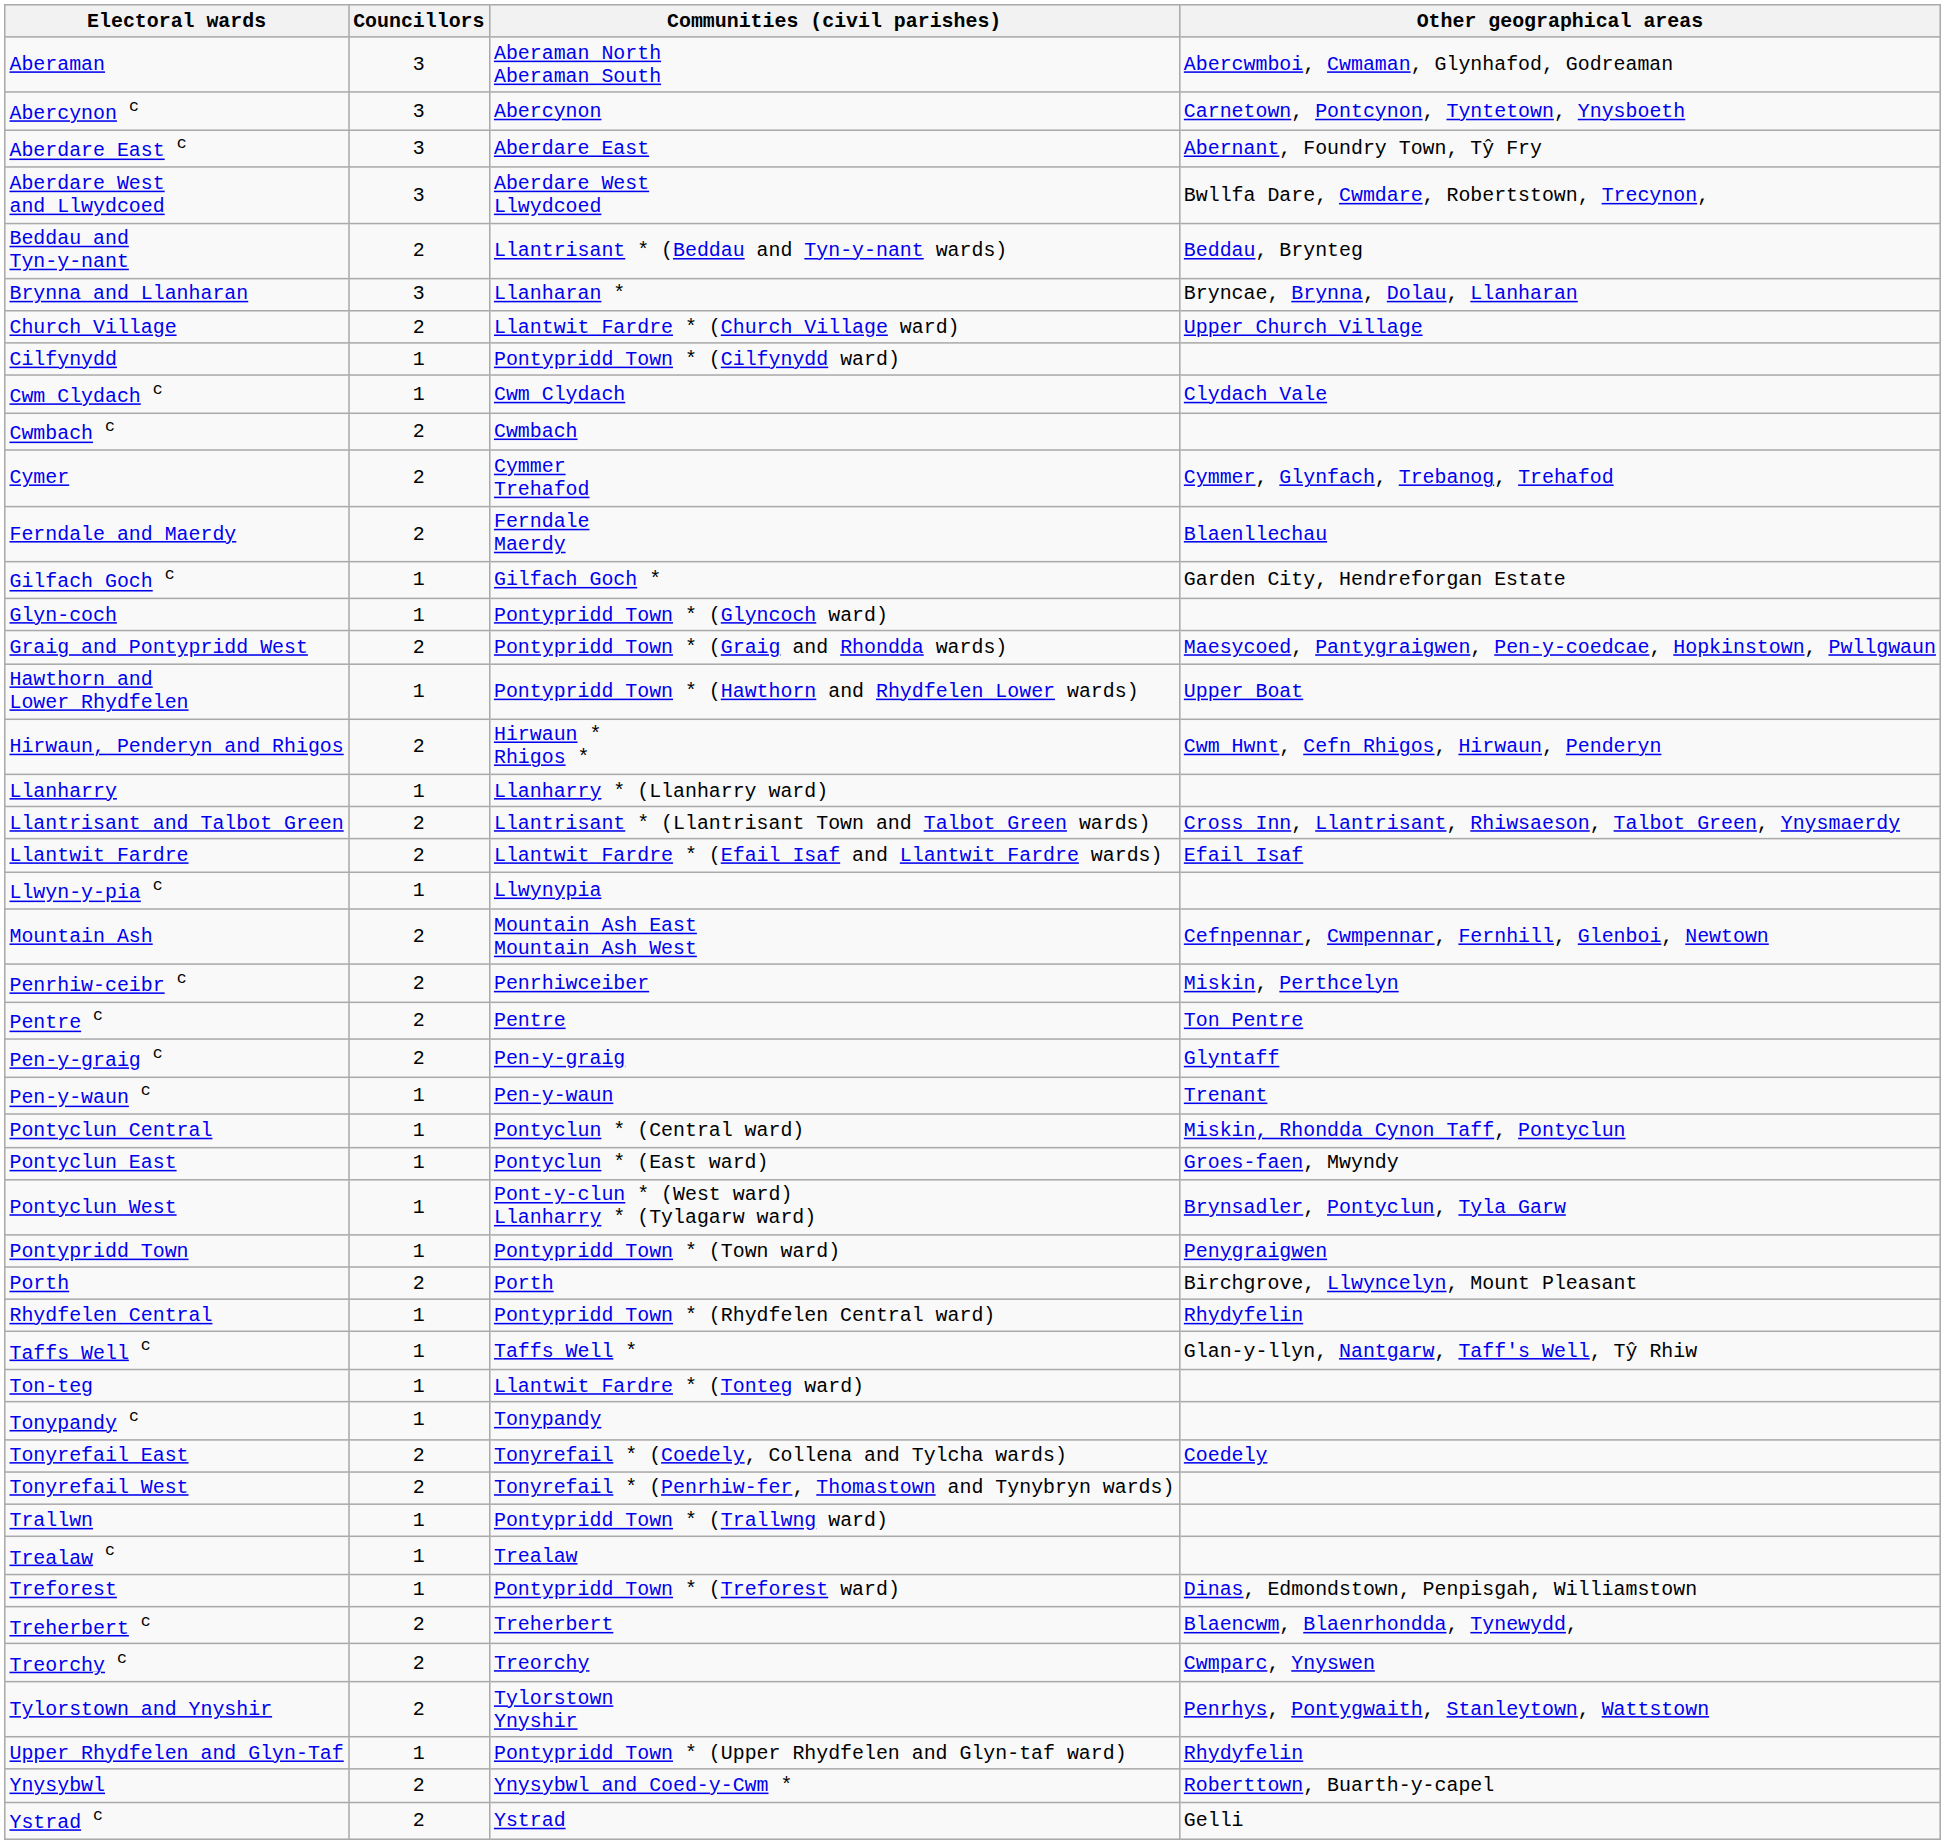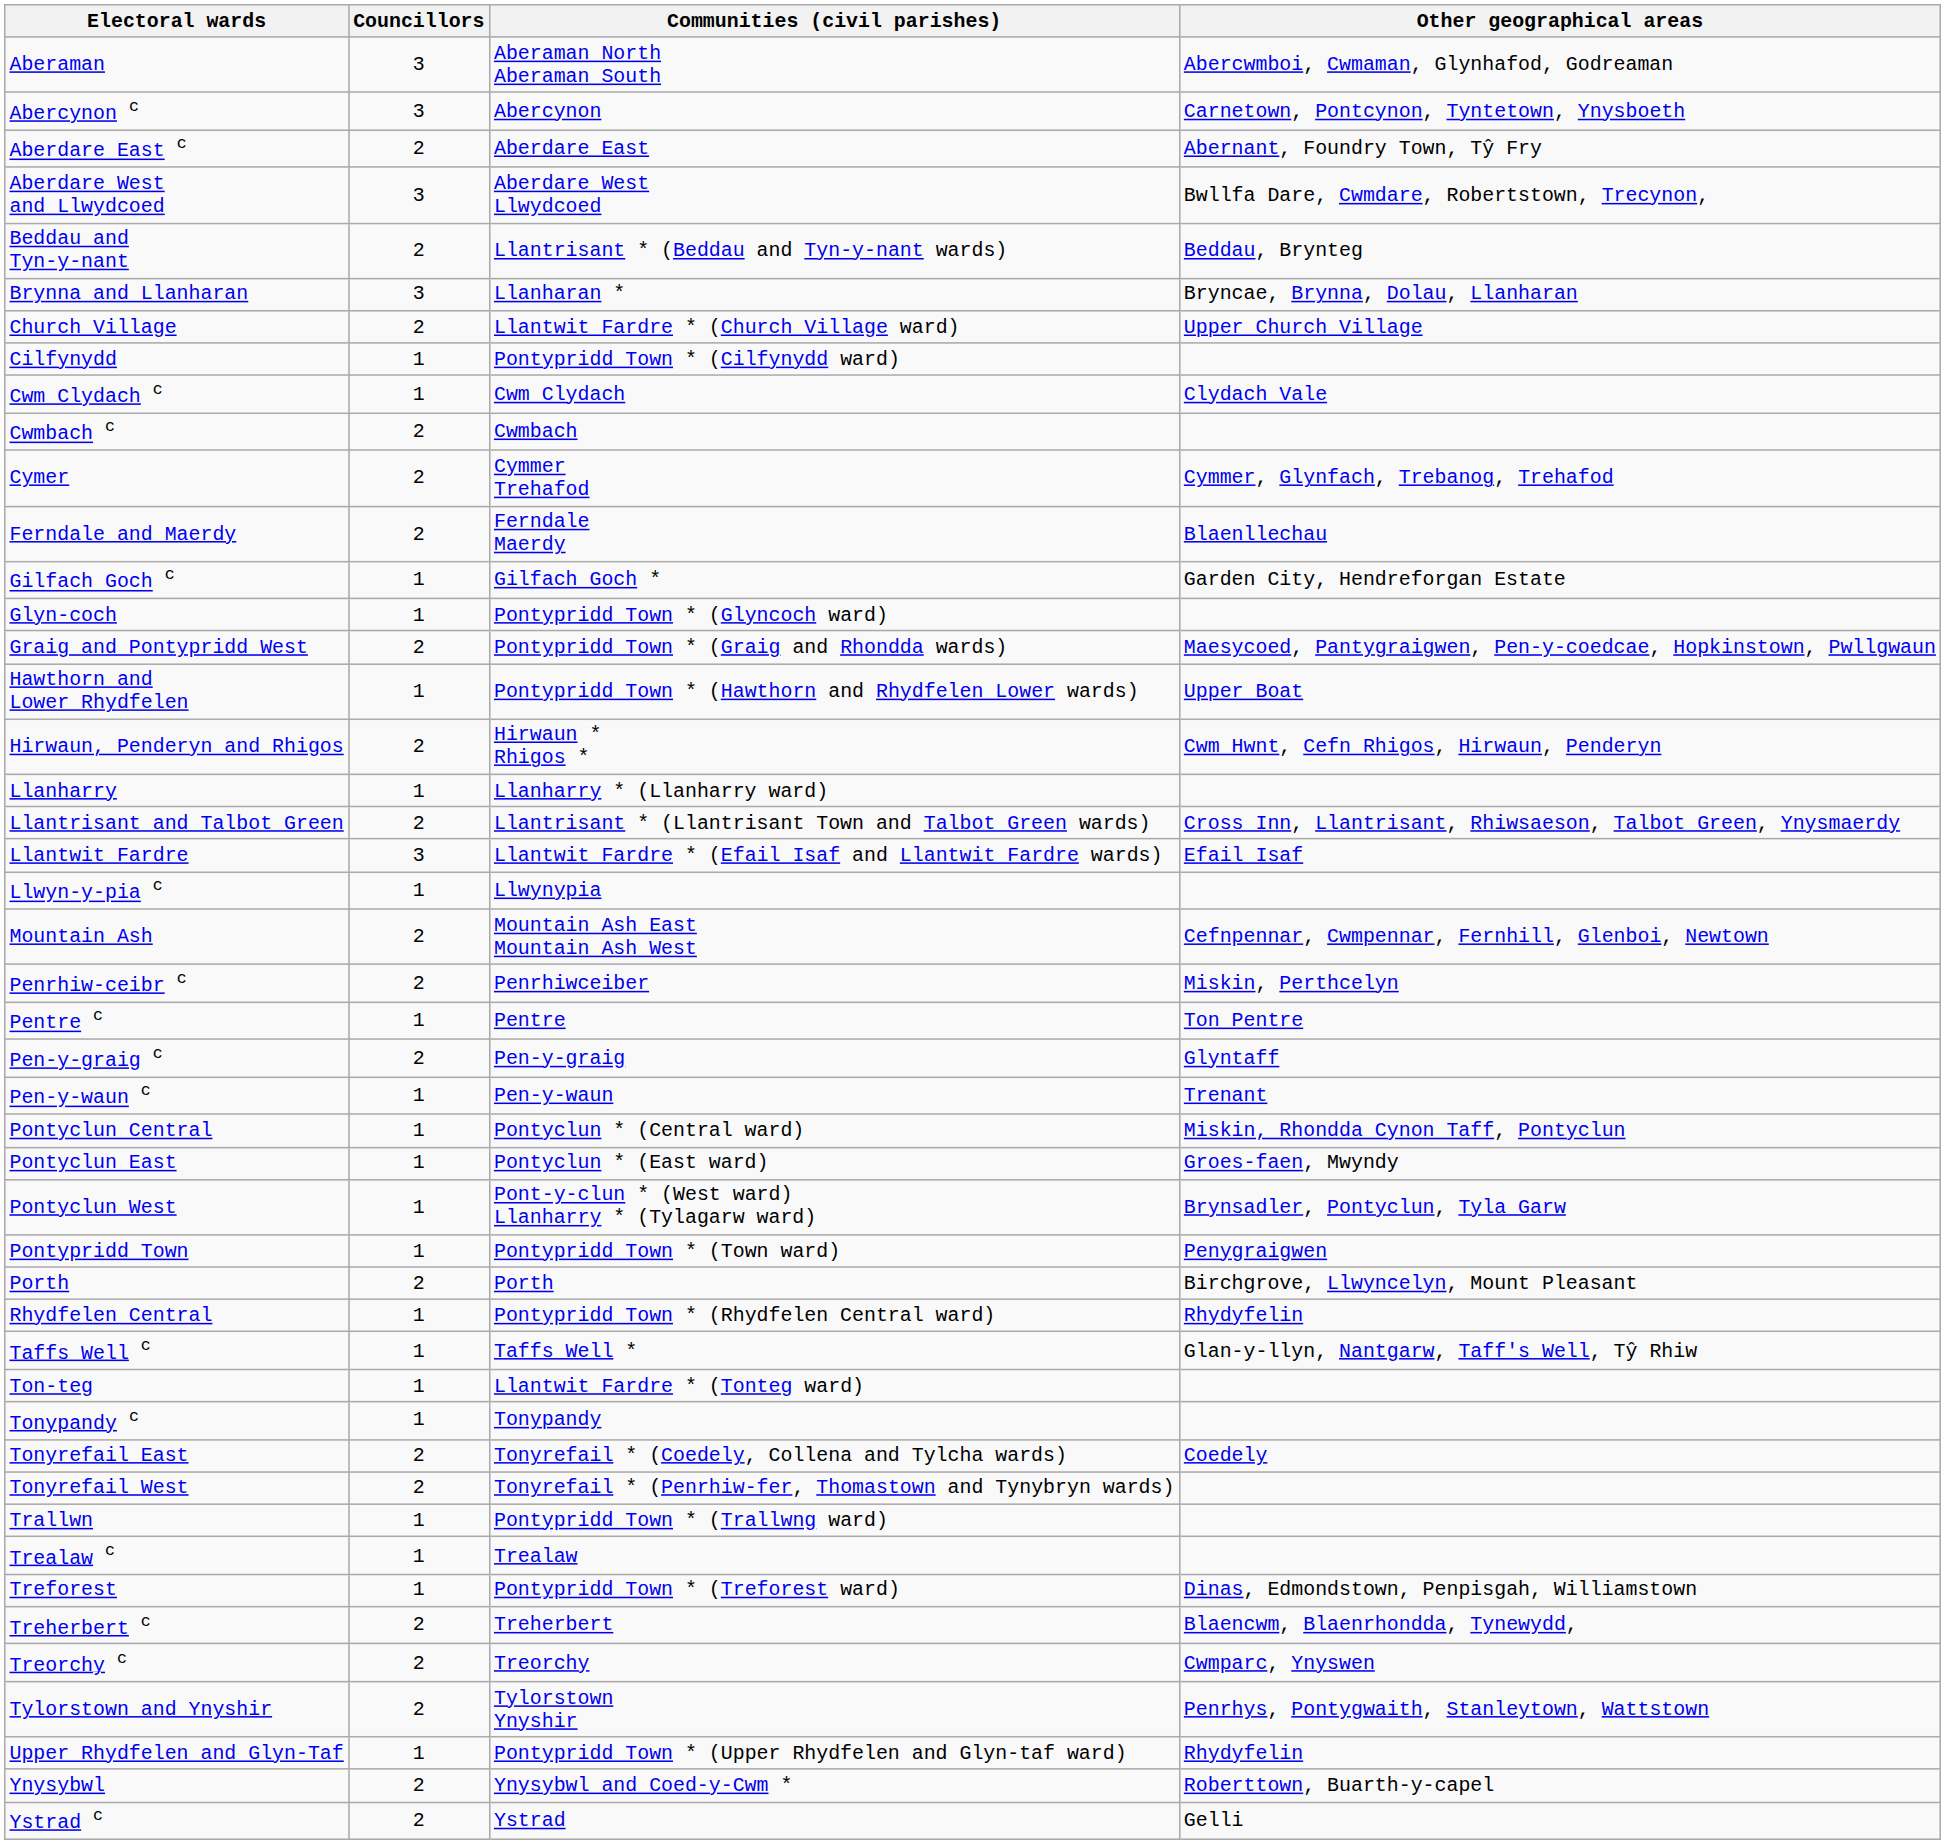(419, 149) 3 -> (419, 149) 2
(419, 855) 2 -> (419, 855) 3
(419, 1021) 2 -> (419, 1021) 1
